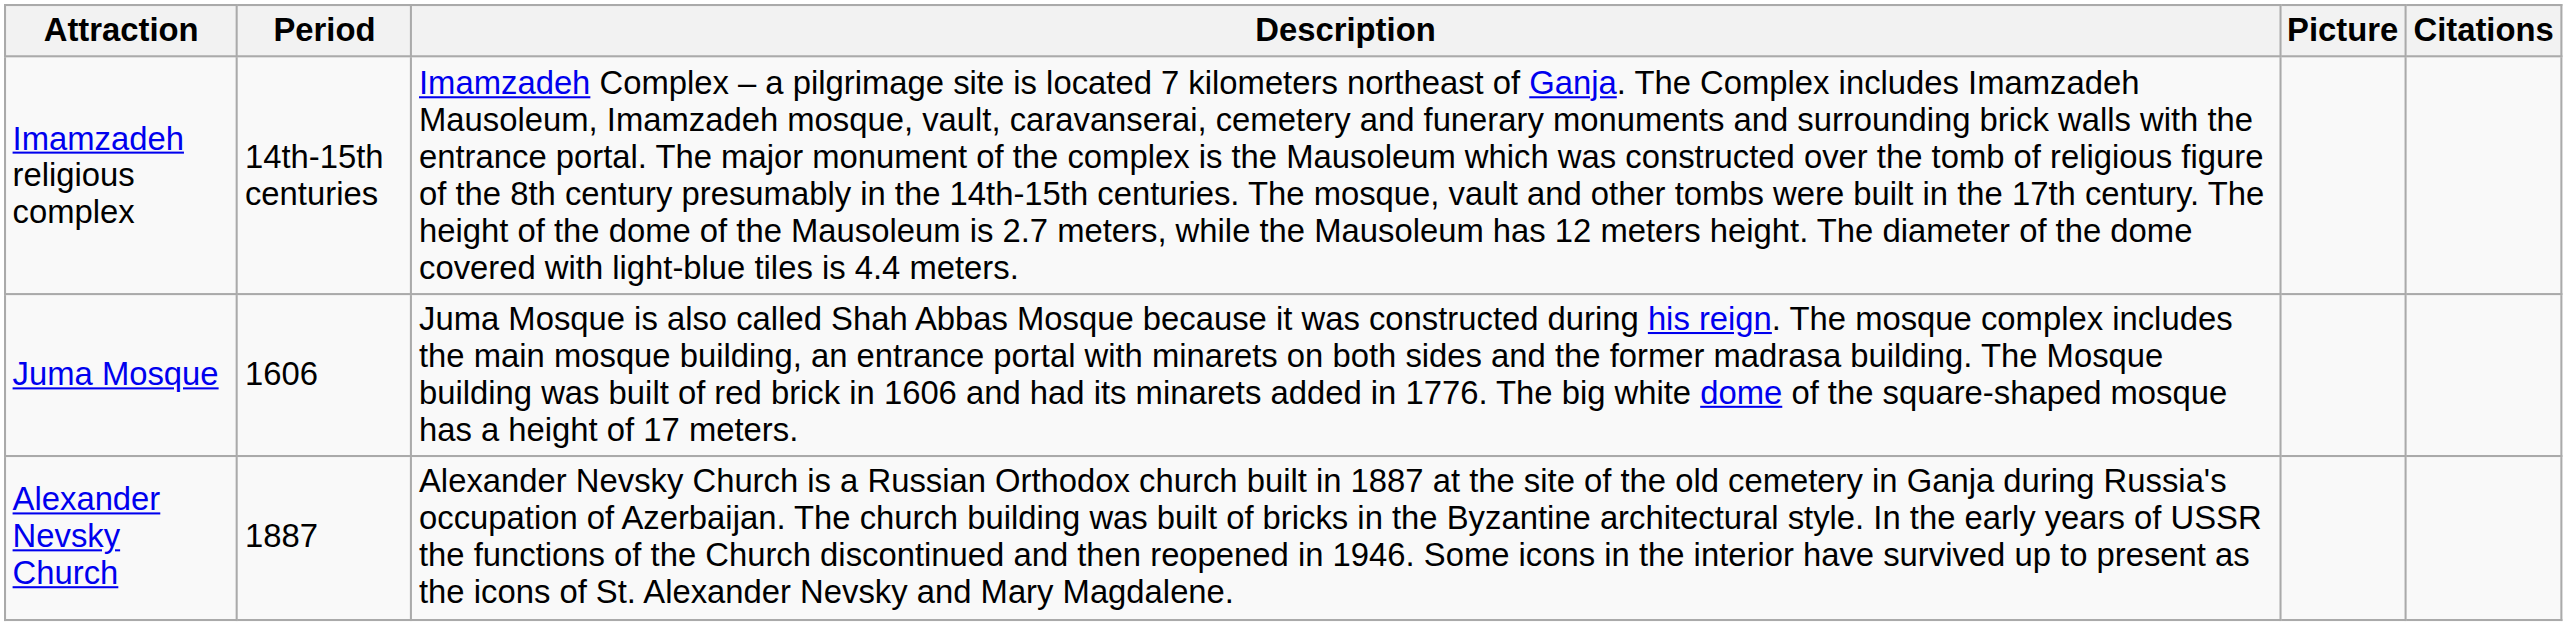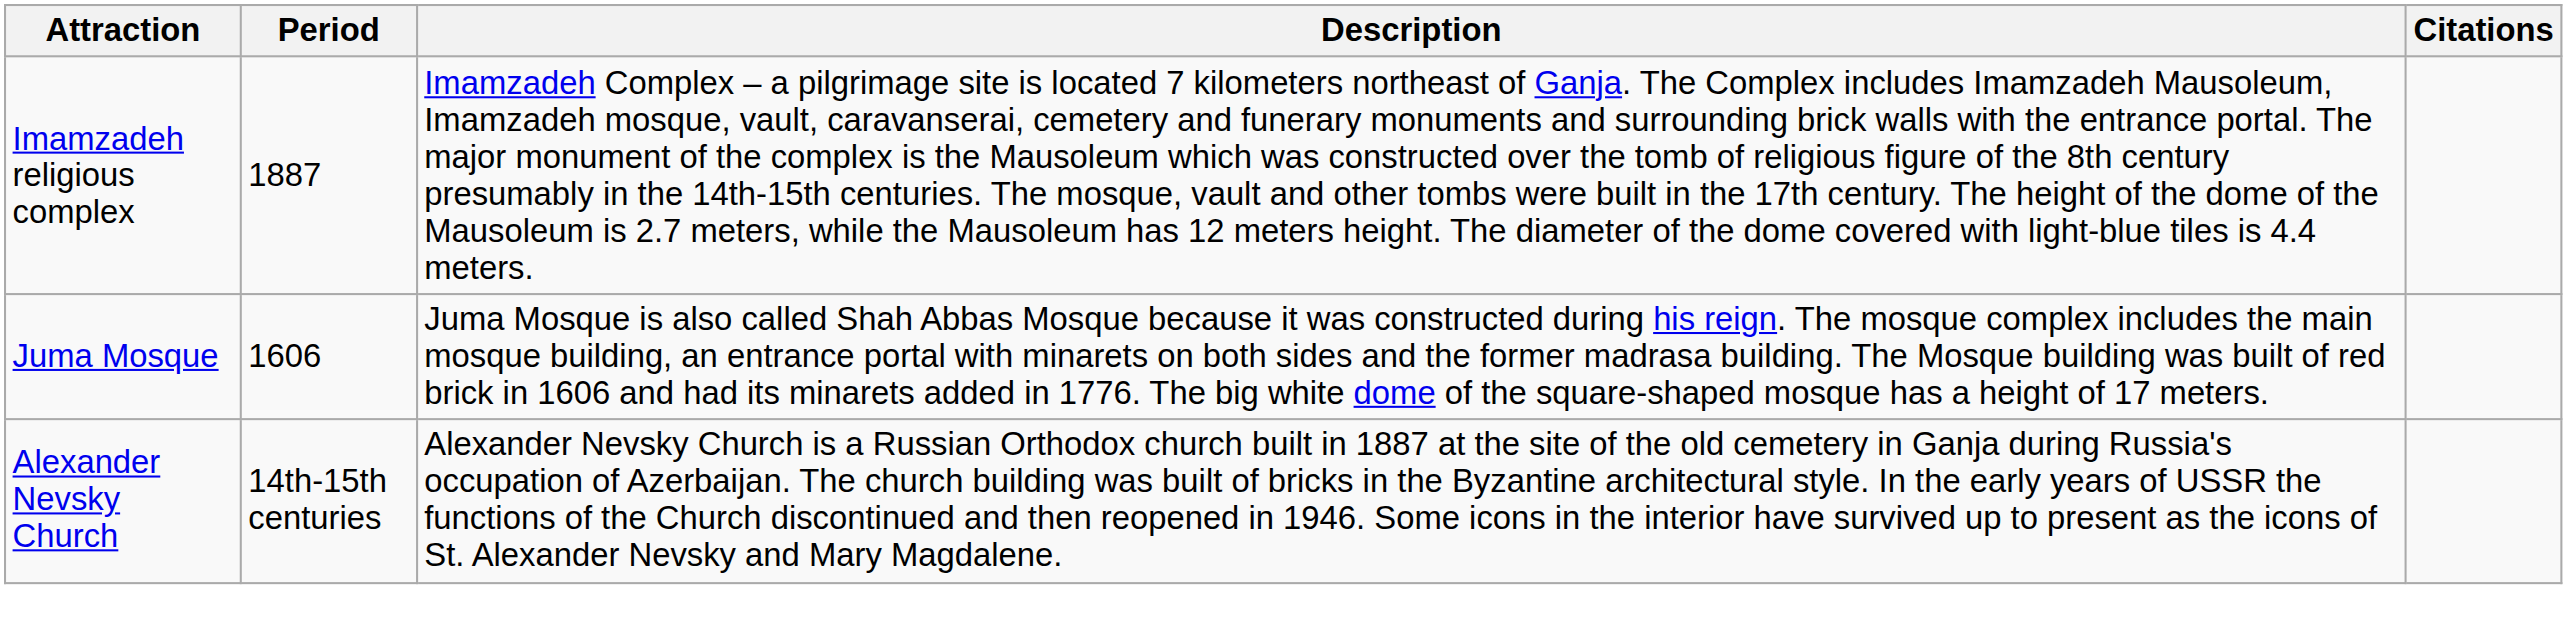- column: (2343, 30)
(314, 174) 14th-15th centuries -> (285, 174) 1887
(281, 537) 1887 -> (318, 500) 14th-15th centuries
